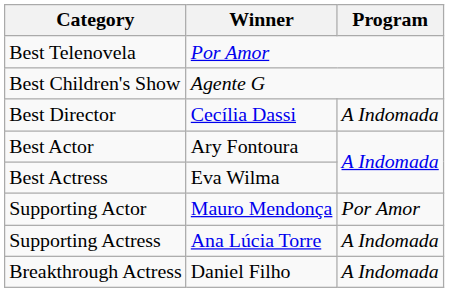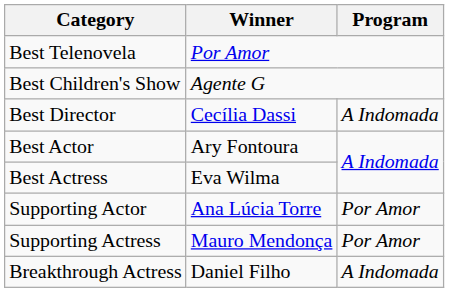(262, 209) Mauro Mendonça -> (256, 209) Ana Lúcia Torre
(256, 240) Ana Lúcia Torre -> (262, 240) Mauro Mendonça
(390, 240) A Indomada -> (381, 240) Por Amor
